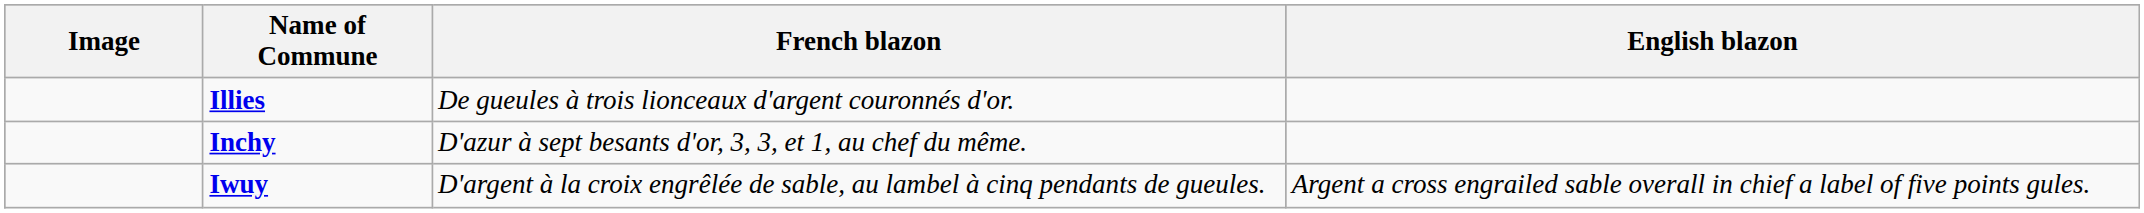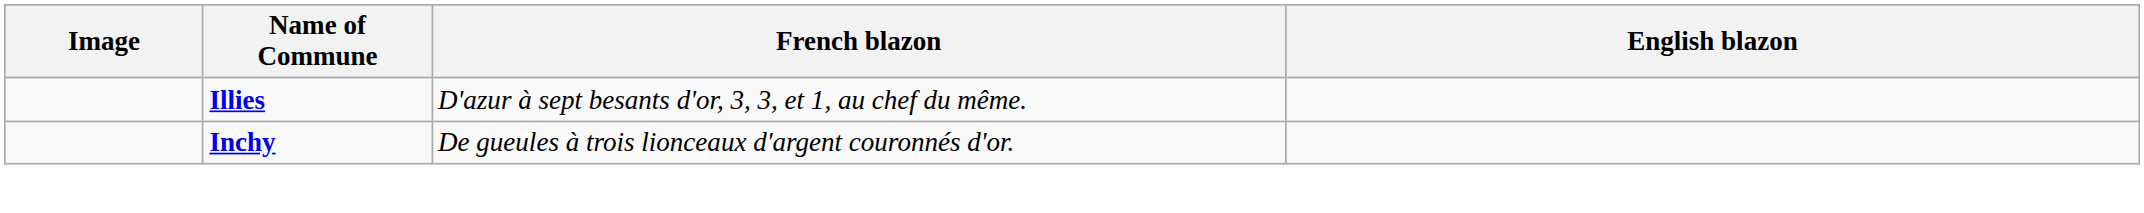(726, 99) De gueules à trois lionceaux d'argent couronnés d'or. -> (733, 99) D'azur à sept besants d'or, 3, 3, et 1, au chef du même.
(733, 142) D'azur à sept besants d'or, 3, 3, et 1, au chef du même. -> (726, 142) De gueules à trois lionceaux d'argent couronnés d'or.
- row: (239, 185)
